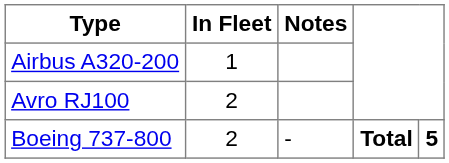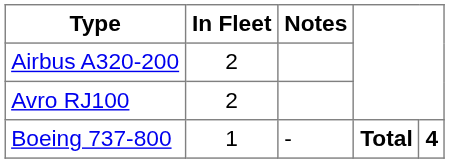(232, 62) 1 -> (232, 62) 2
(232, 138) 2 -> (232, 138) 1
(432, 138) 5 -> (432, 138) 4
